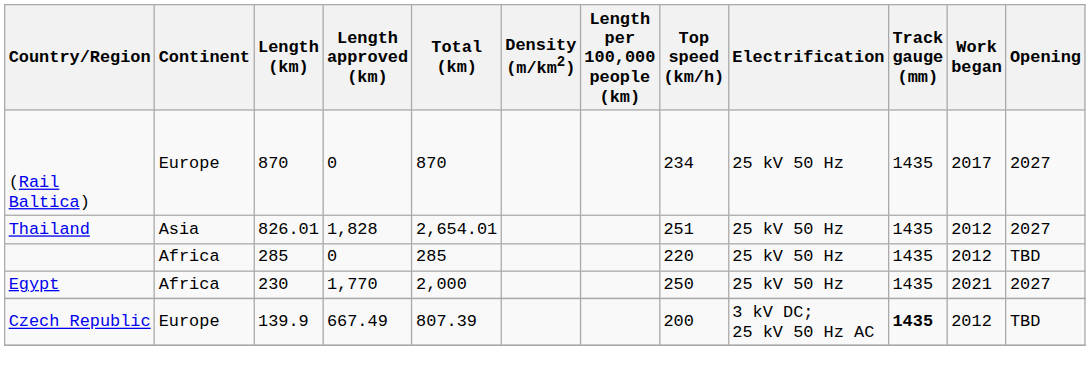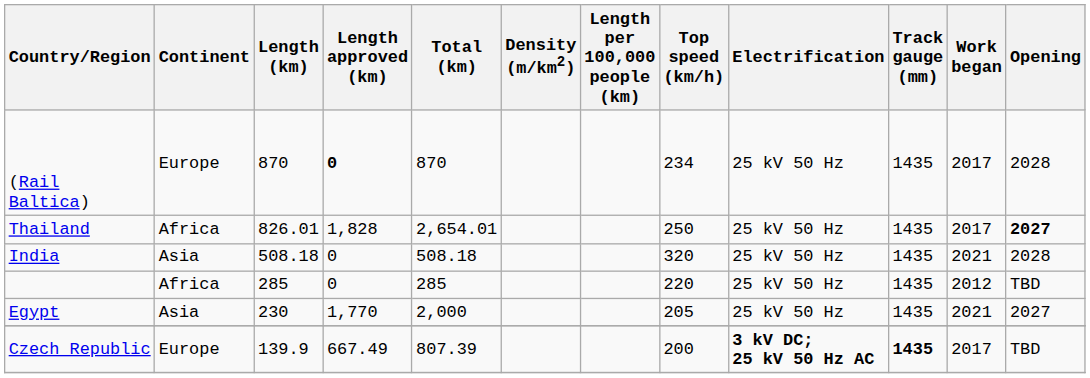(332, 163) normal -> (332, 163) bold
(1030, 163) 2027 -> (1030, 163) 2028
(179, 230) Asia -> (189, 230) Africa
(679, 230) 251 -> (679, 230) 250
(972, 230) 2012 -> (972, 230) 2017
(1030, 230) normal -> (1030, 230) bold
+ row: (34, 257)
(189, 285) Africa -> (179, 312) Asia
(679, 285) 250 -> (679, 312) 205
(803, 322) normal -> (803, 349) bold
(972, 322) 2012 -> (972, 349) 2017
